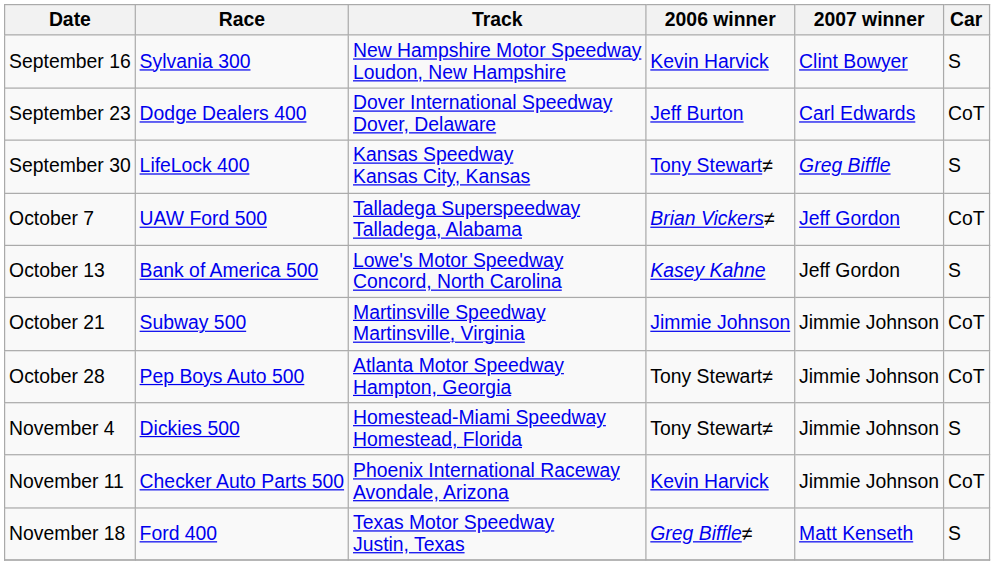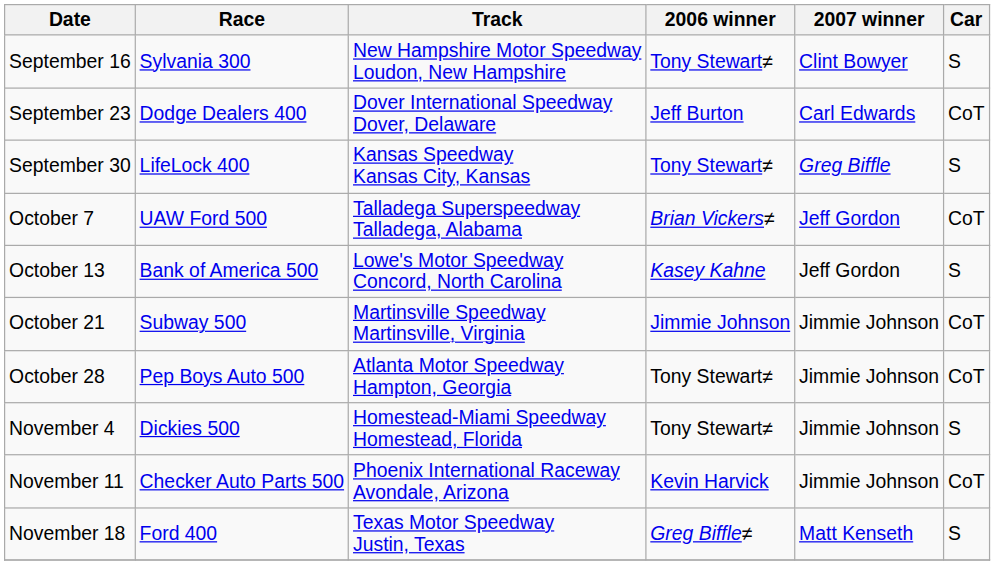(709, 61) Kevin Harvick -> (712, 61) Tony Stewart≠
